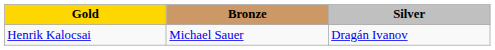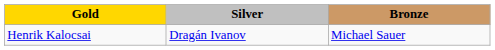columns swapped: (409, 14) <-> (247, 14)
